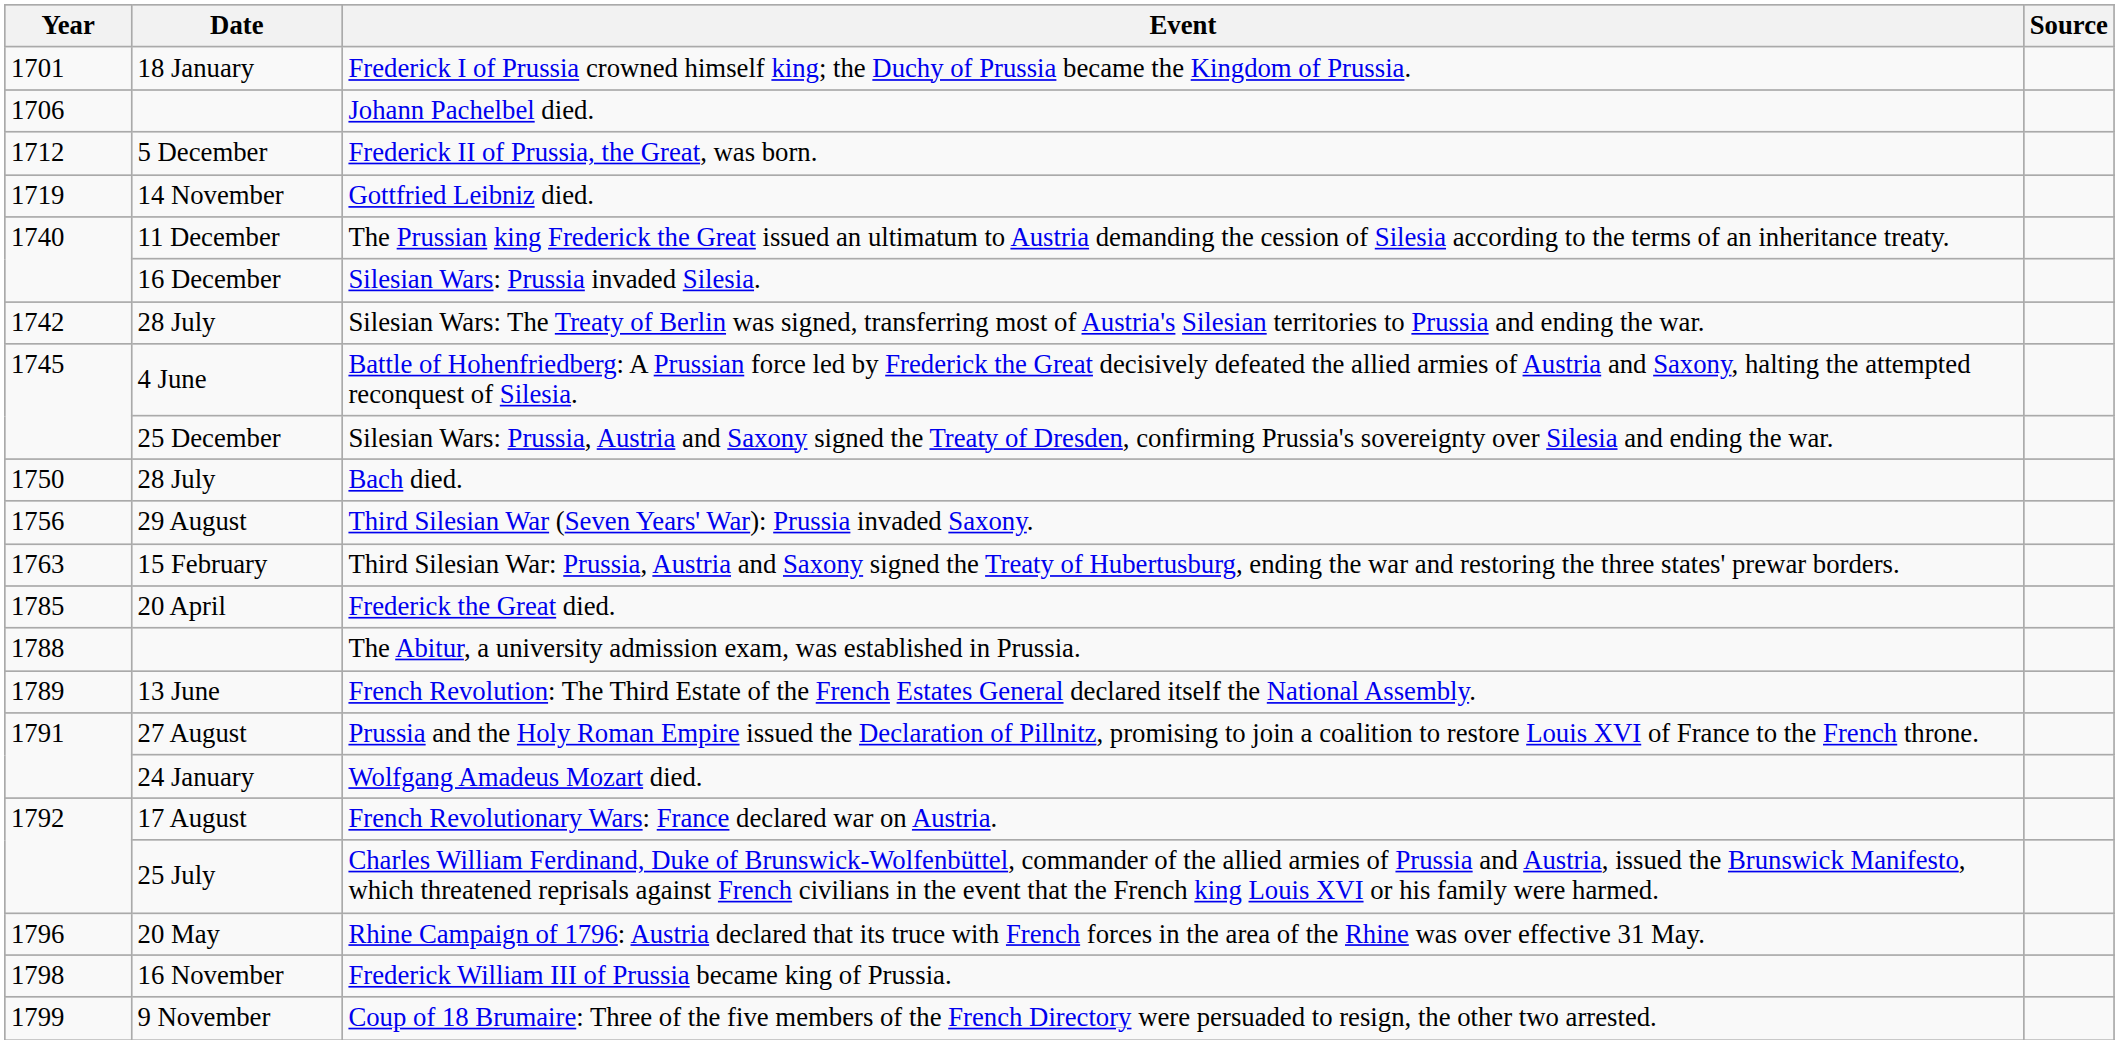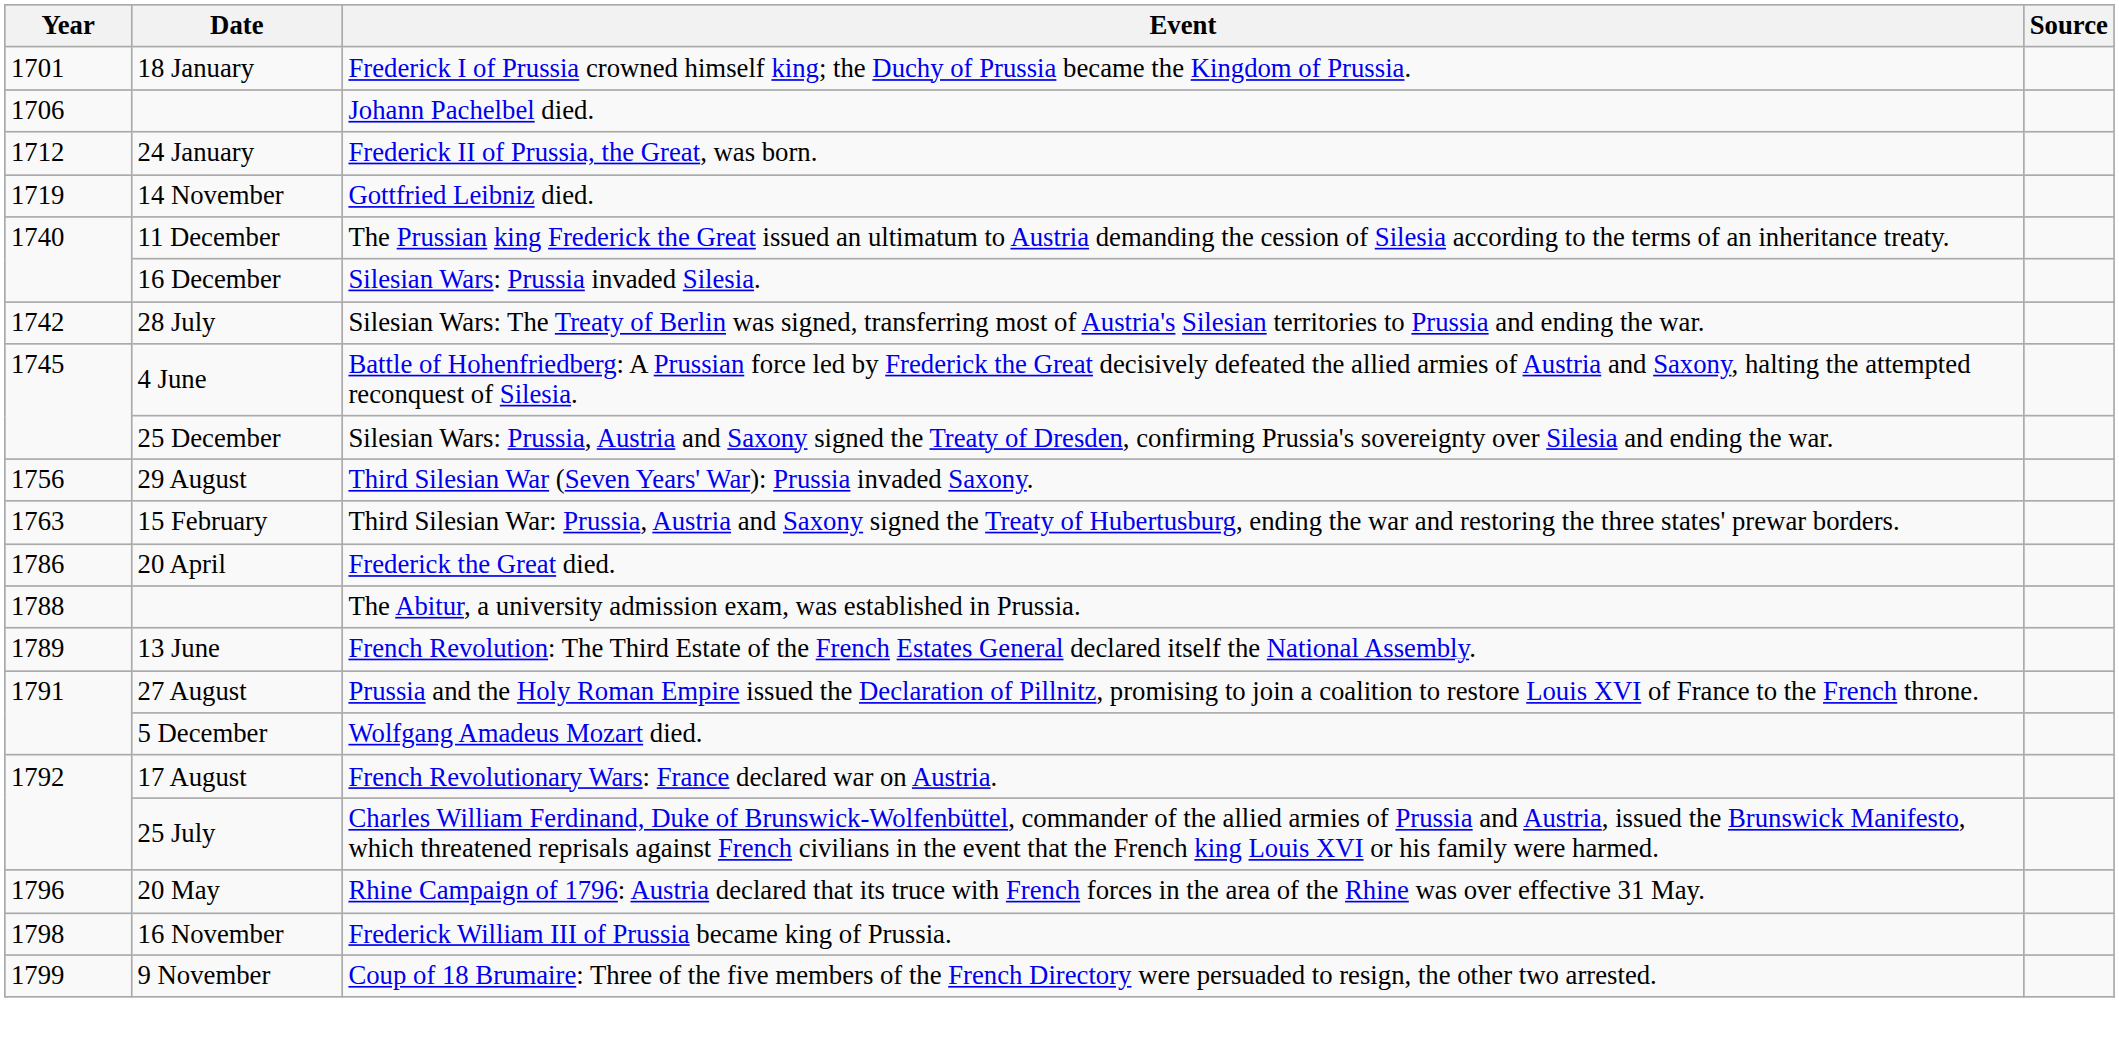(202, 152) 5 December -> (196, 152) 24 January
- row: (406, 479)
(38, 606) 1785 -> (38, 564) 1786
(196, 776) 24 January -> (202, 733) 5 December
